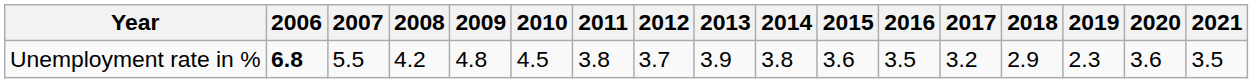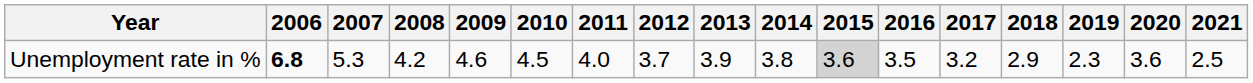(348, 58) 5.5 -> (348, 58) 5.3
(471, 58) 4.8 -> (471, 58) 4.6
(594, 58) 3.8 -> (594, 58) 4.0
(839, 58) no background -> (839, 58) lightgrey background
(1207, 58) 3.5 -> (1207, 58) 2.5
